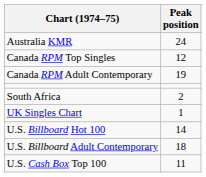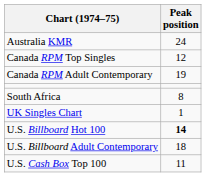(181, 96) 2 -> (181, 96) 8
(181, 130) normal -> (181, 130) bold
